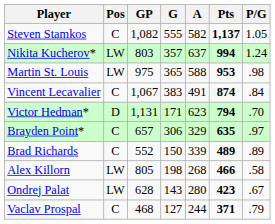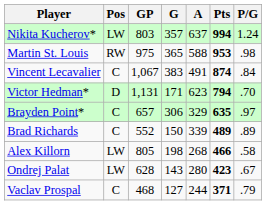- row: (47, 33)
(115, 72) LW -> (116, 53) RW
